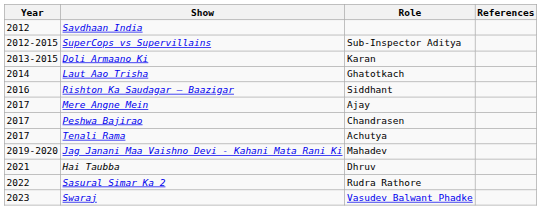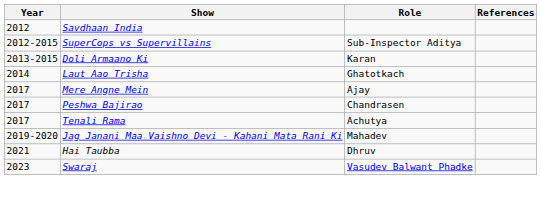- row: (148, 89)
- row: (114, 182)
